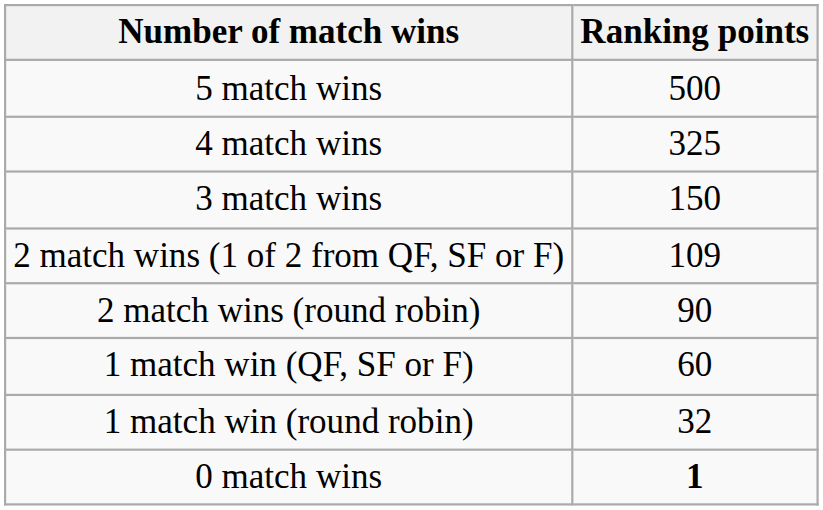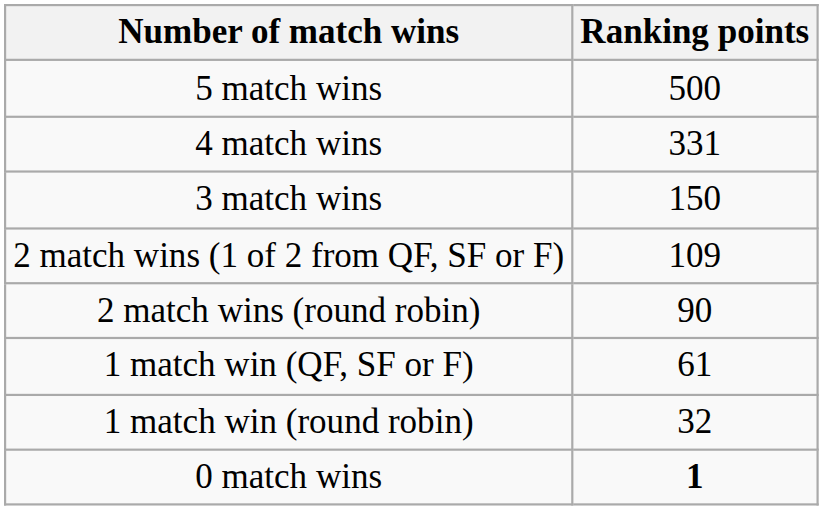(695, 143) 325 -> (695, 143) 331
(695, 365) 60 -> (695, 365) 61
